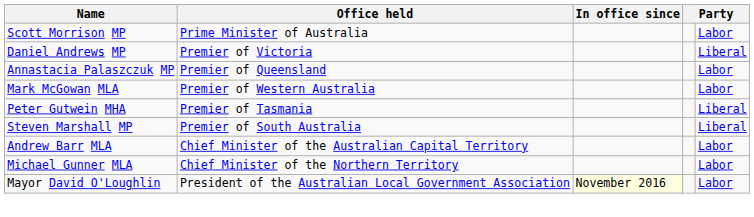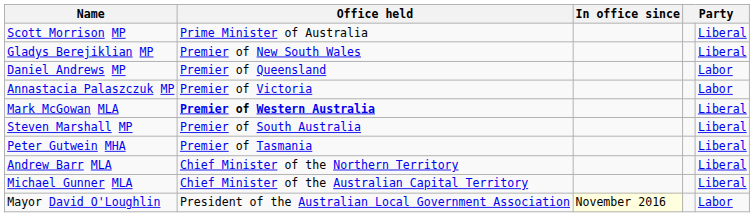(715, 33) Labor -> (722, 33) Liberal
+ row: (80, 52)
(246, 52) Premier of Victoria -> (253, 70) Premier of Queensland
(722, 52) Liberal -> (715, 70) Labor
(253, 70) Premier of Queensland -> (246, 89) Premier of Victoria
(277, 89) normal -> (277, 108) bold
(715, 89) Labor -> (722, 108) Liberal
rows swapped: (70, 127) <-> (66, 108)
(354, 146) Chief Minister of the Australian Capital Territory -> (319, 165) Chief Minister of the Northern Territory
(715, 146) Labor -> (722, 165) Liberal
(319, 165) Chief Minister of the Northern Territory -> (354, 184) Chief Minister of the Australian Capital Territory
(715, 165) Labor -> (722, 184) Liberal
